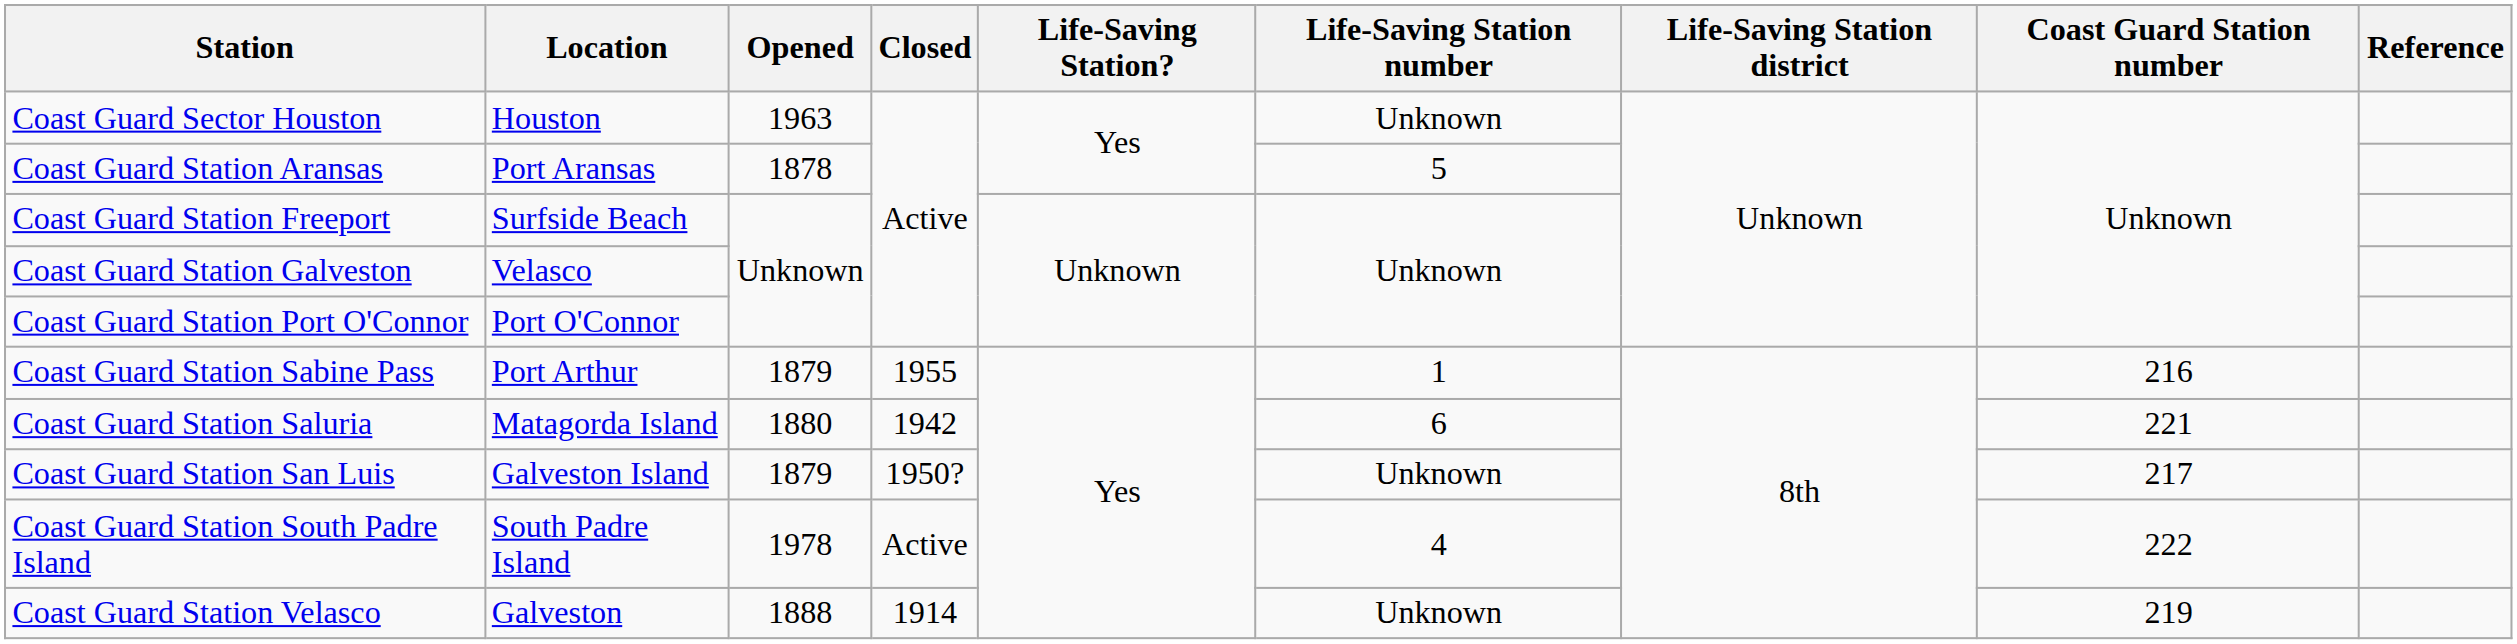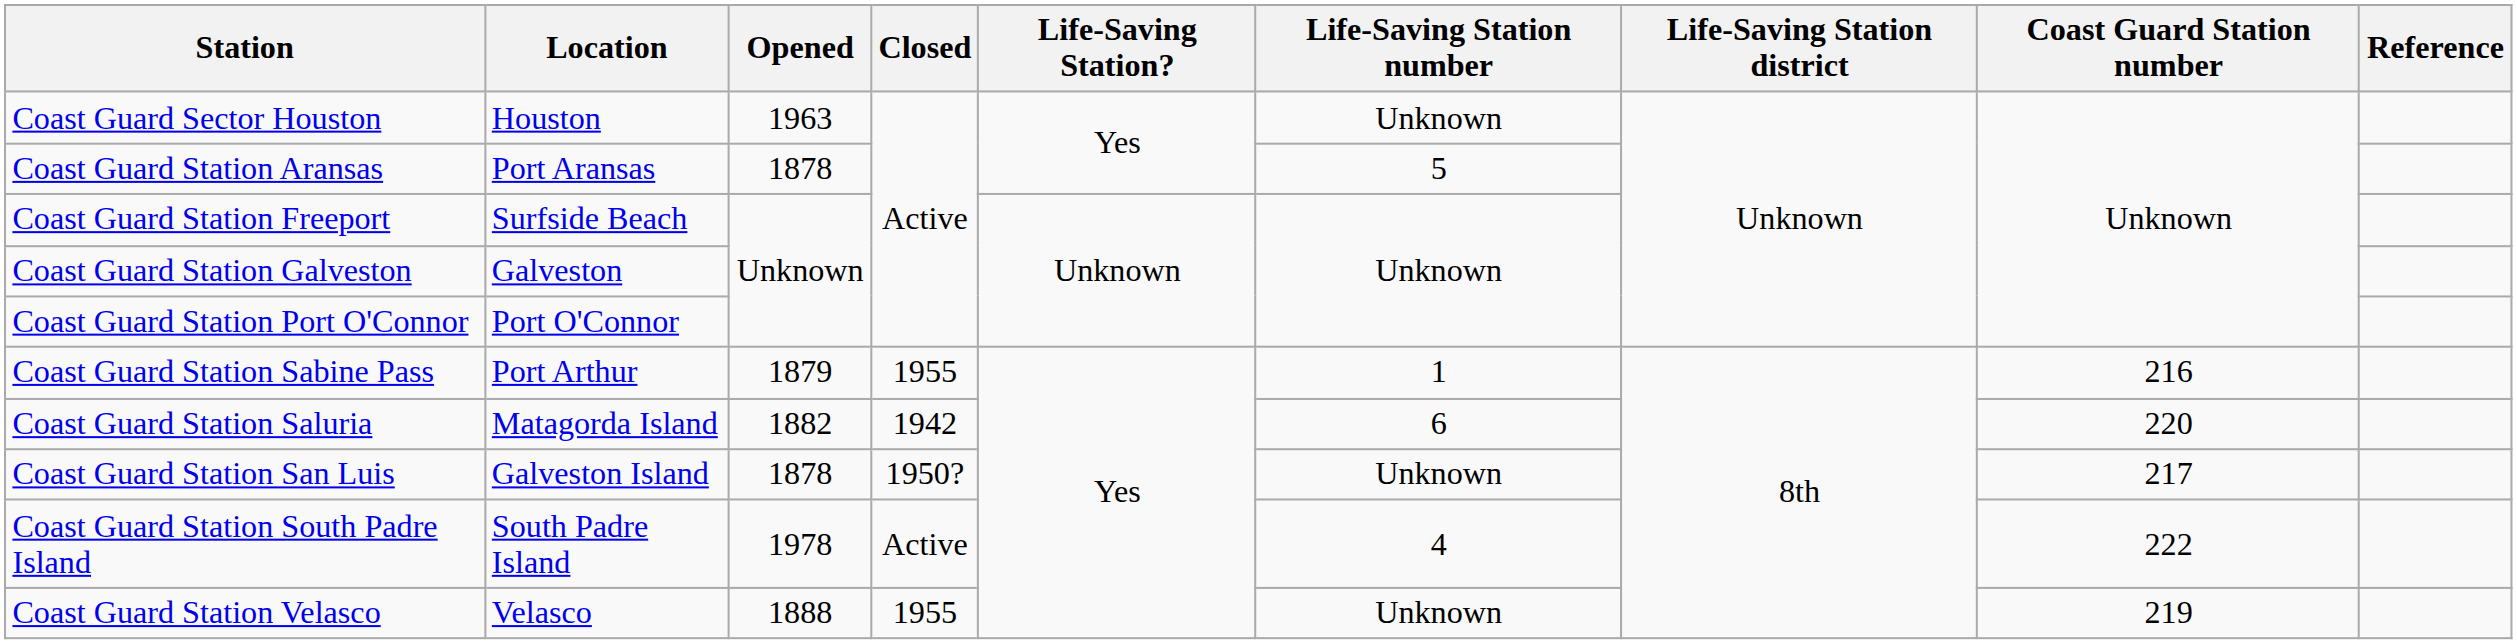(542, 270) Velasco -> (557, 270) Galveston
(800, 423) 1880 -> (800, 423) 1882
(2169, 423) 221 -> (2169, 423) 220
(800, 474) 1879 -> (800, 474) 1878
(557, 612) Galveston -> (542, 612) Velasco
(925, 612) 1914 -> (925, 612) 1955
